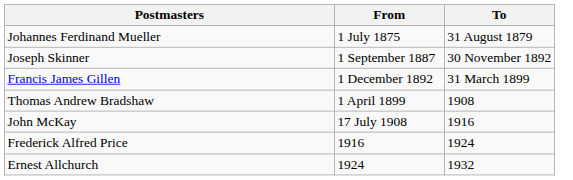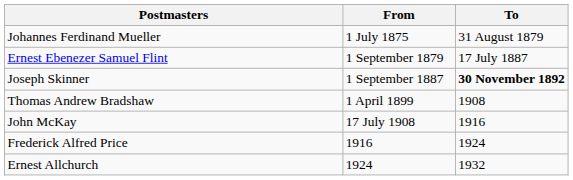+ row: (88, 57)
(499, 57) normal -> (512, 79) bold
- row: (64, 79)
